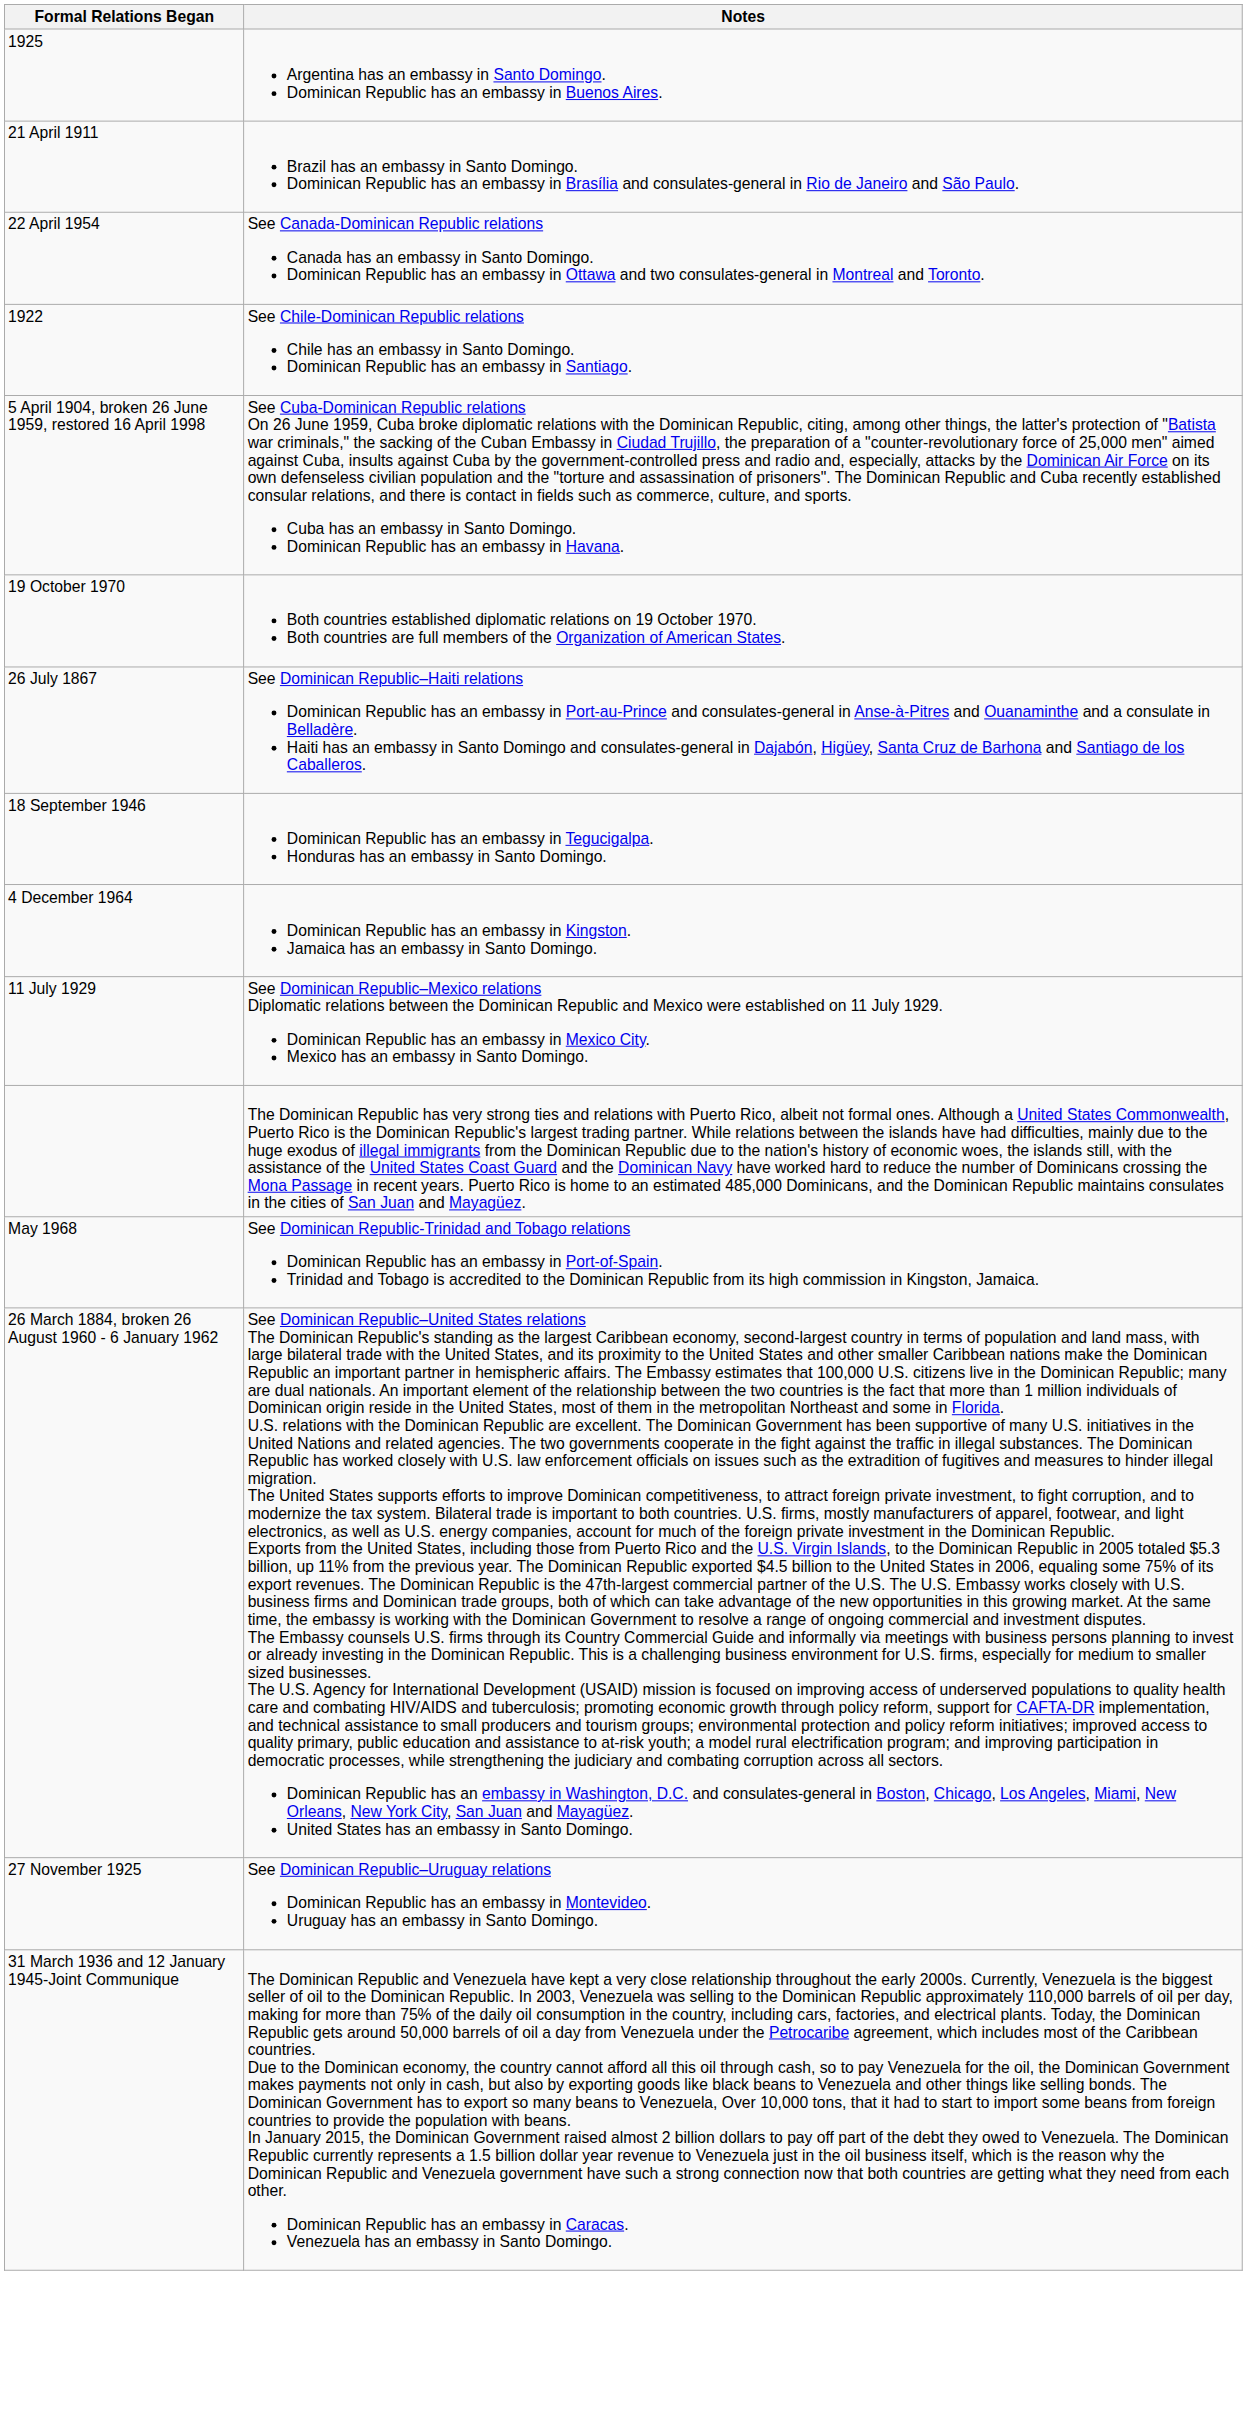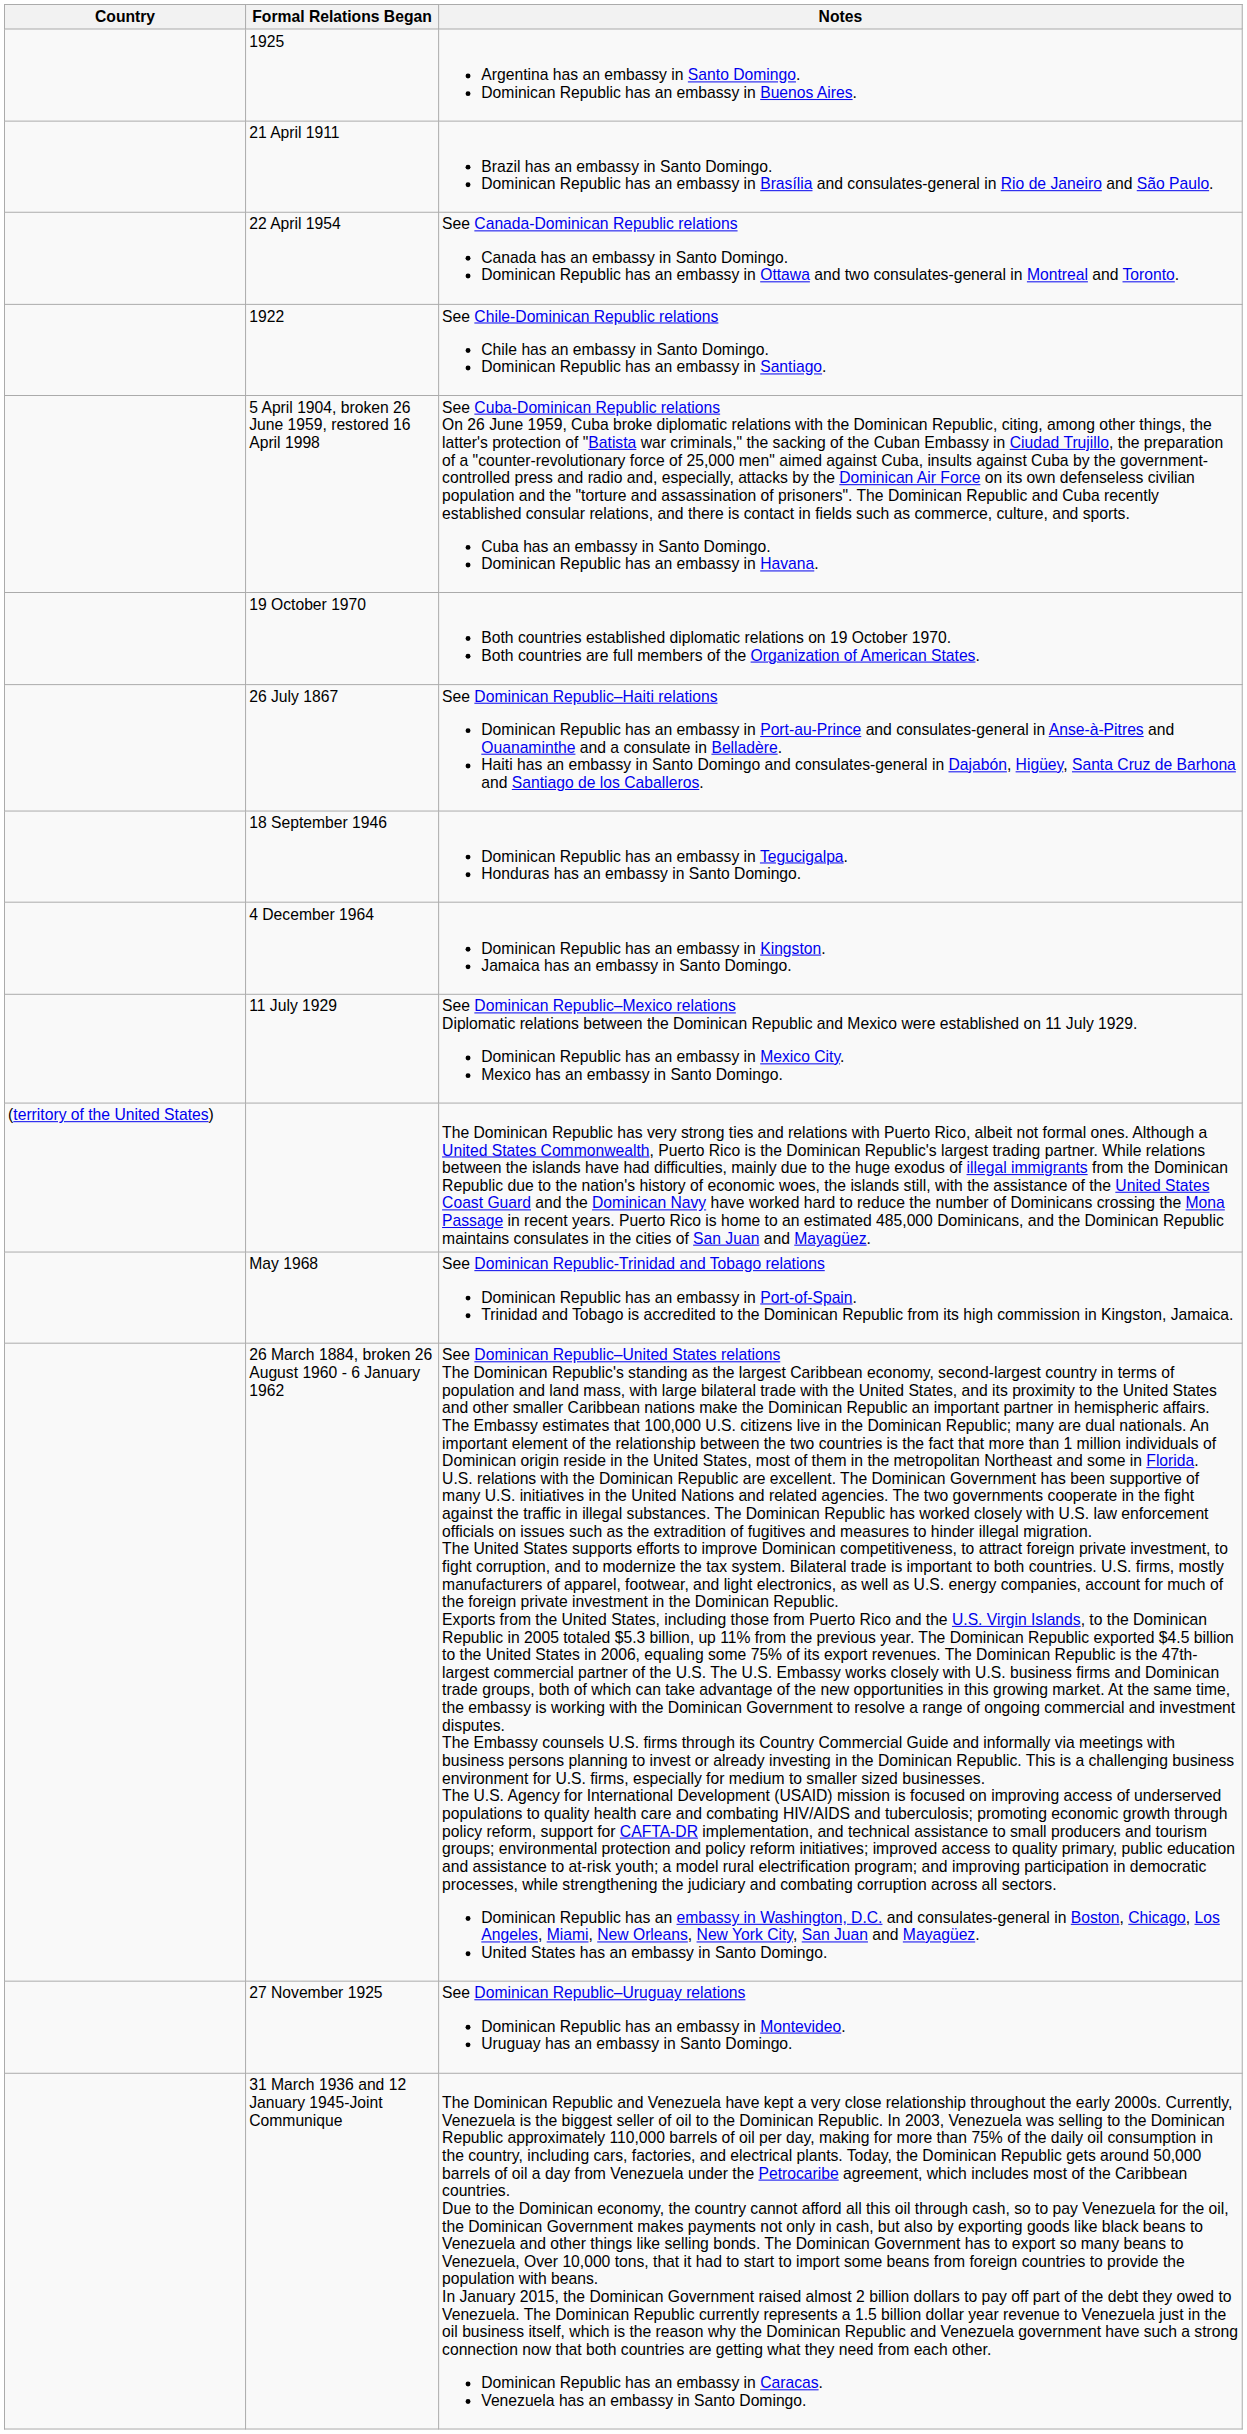+ column: (125, 16)
